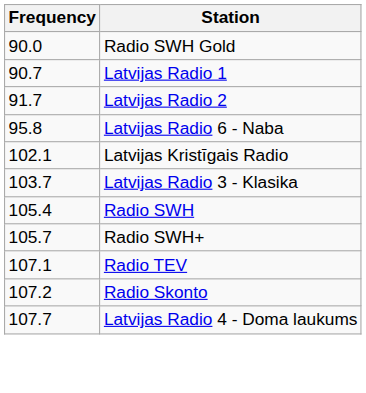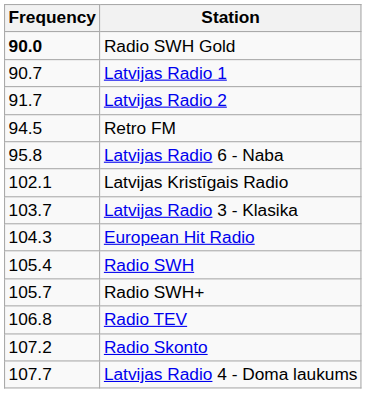(25, 45) normal -> (25, 45) bold
+ row: (140, 127)
+ row: (179, 237)
(30, 264) 107.1 -> (30, 319) 106.8
